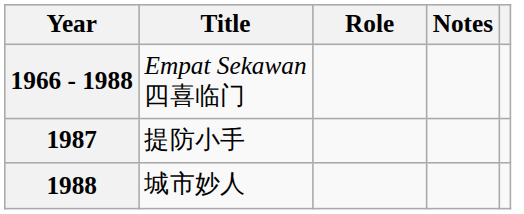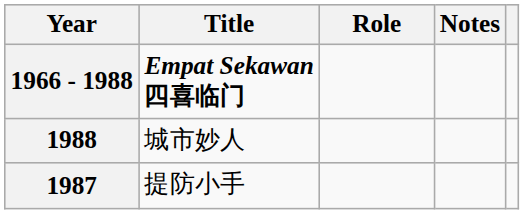(226, 79) normal -> (229, 79) bold
rows swapped: (72, 140) <-> (72, 185)
